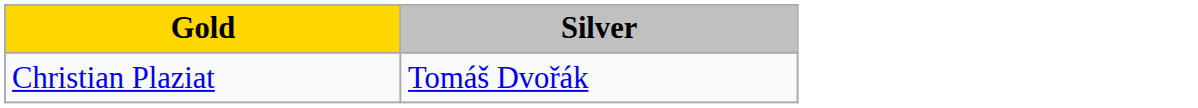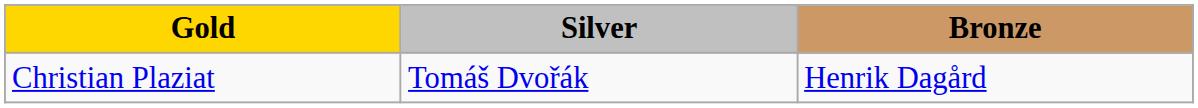+ column: (995, 28)
